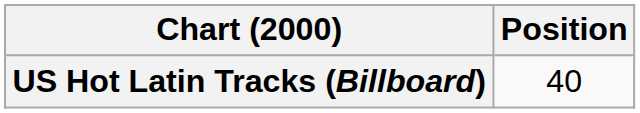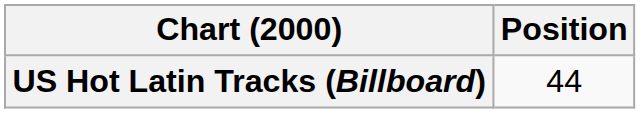(564, 81) 40 -> (564, 81) 44
